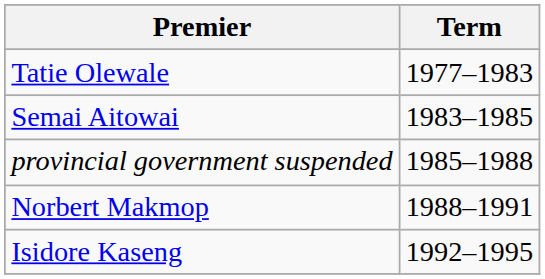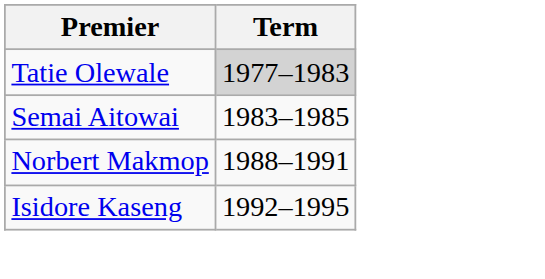(469, 71) no background -> (286, 71) lightgrey background
- row: (202, 161)
